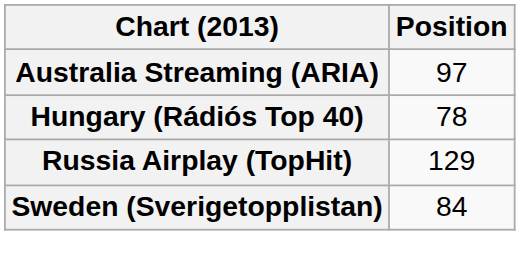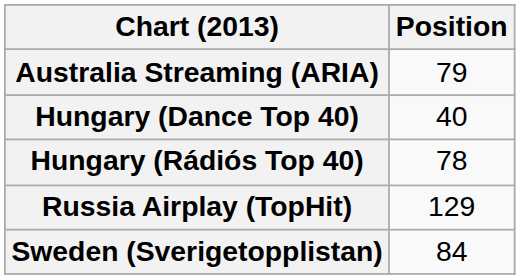(452, 71) 97 -> (452, 71) 79
+ row: (197, 116)
